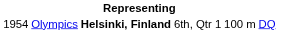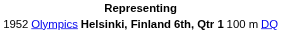(16, 24) 1954 -> (16, 24) 1952
(198, 24) normal -> (199, 24) bold
